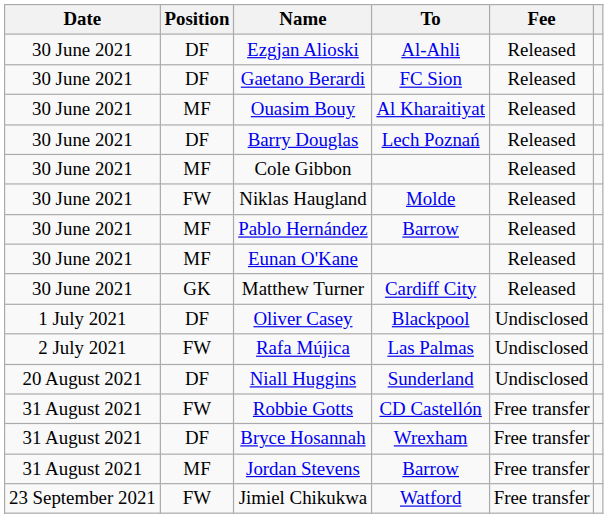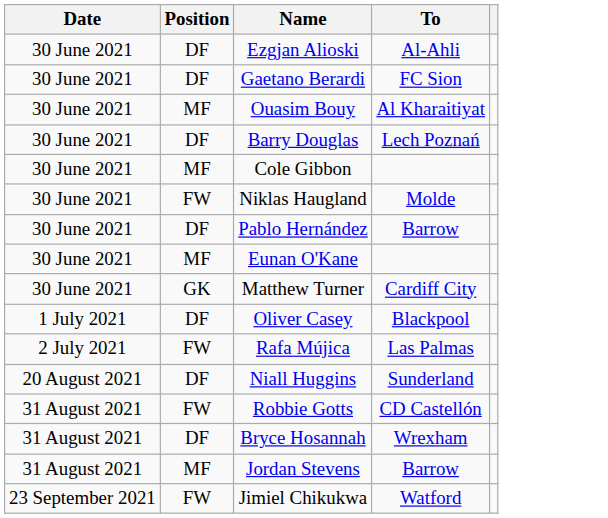- column: (542, 19)
(197, 229) MF -> (197, 229) DF
